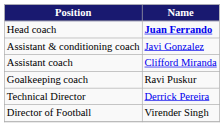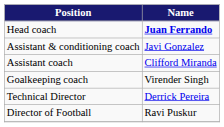(170, 79) Ravi Puskur -> (177, 79) Virender Singh
(177, 113) Virender Singh -> (170, 113) Ravi Puskur
